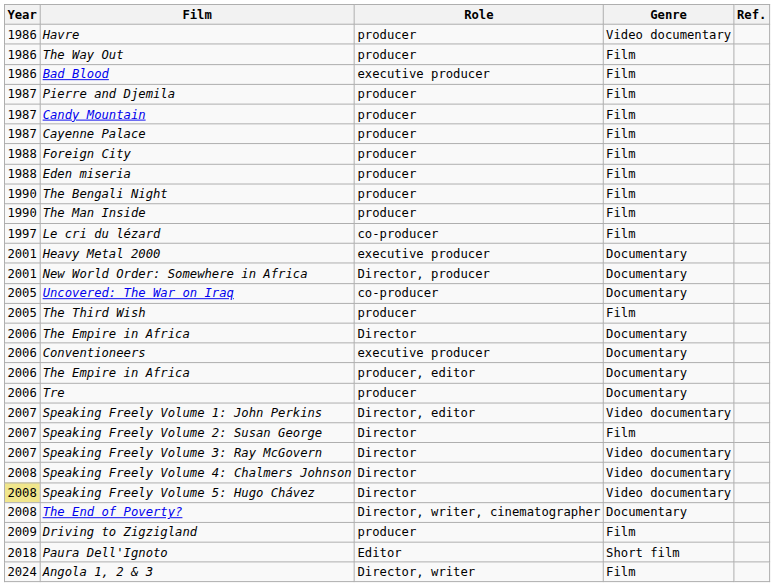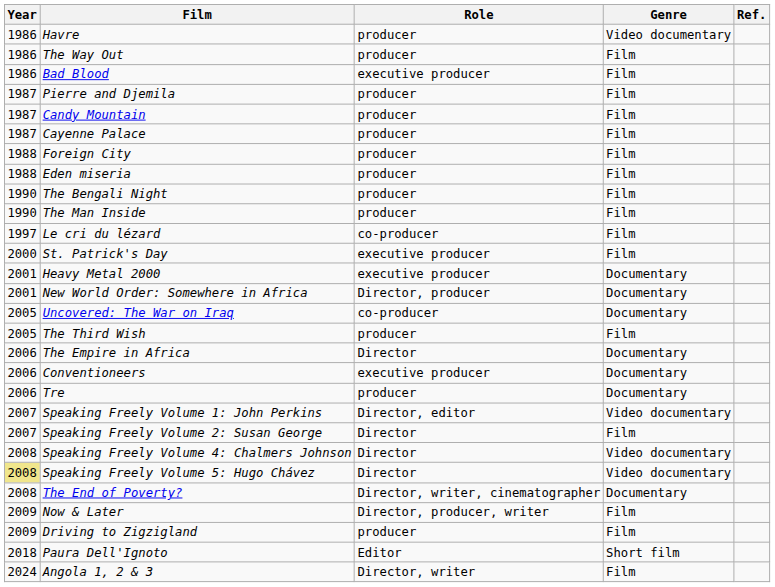+ row: (105, 253)
- row: (116, 373)
- row: (182, 453)
+ row: (83, 512)
